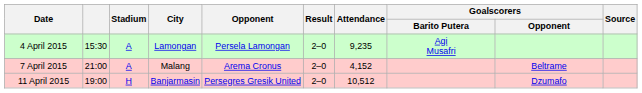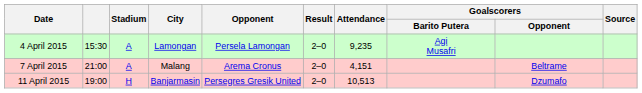(361, 66) 4,152 -> (361, 66) 4,151
(361, 81) 10,512 -> (361, 81) 10,513
